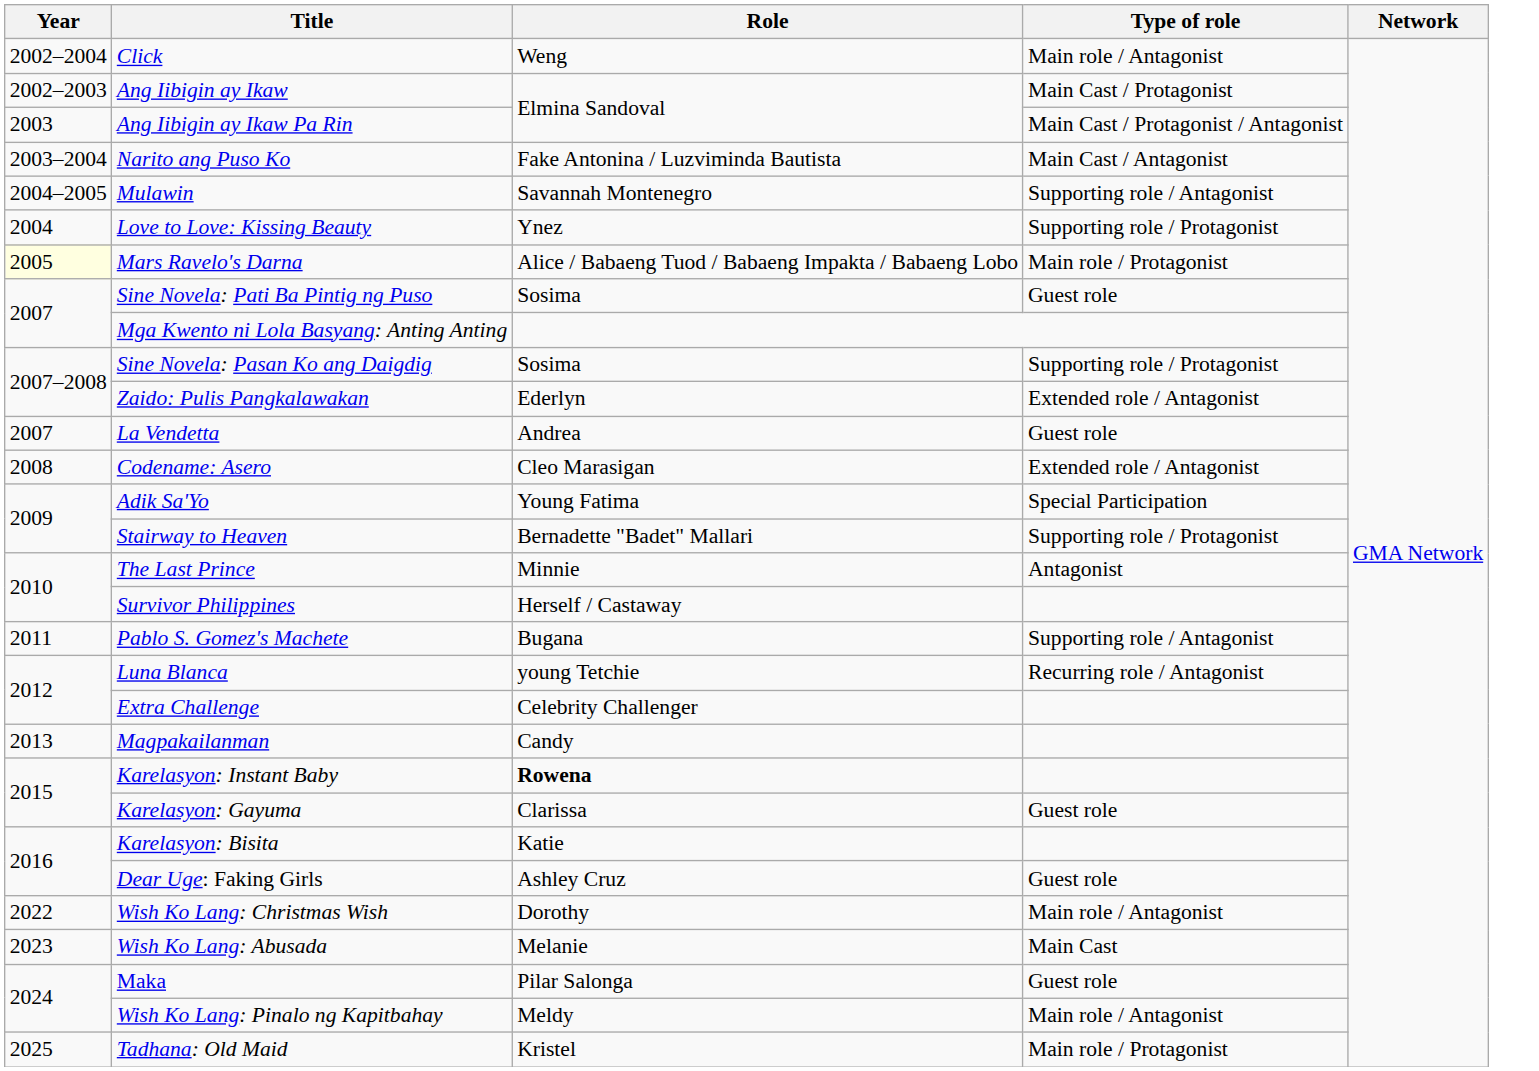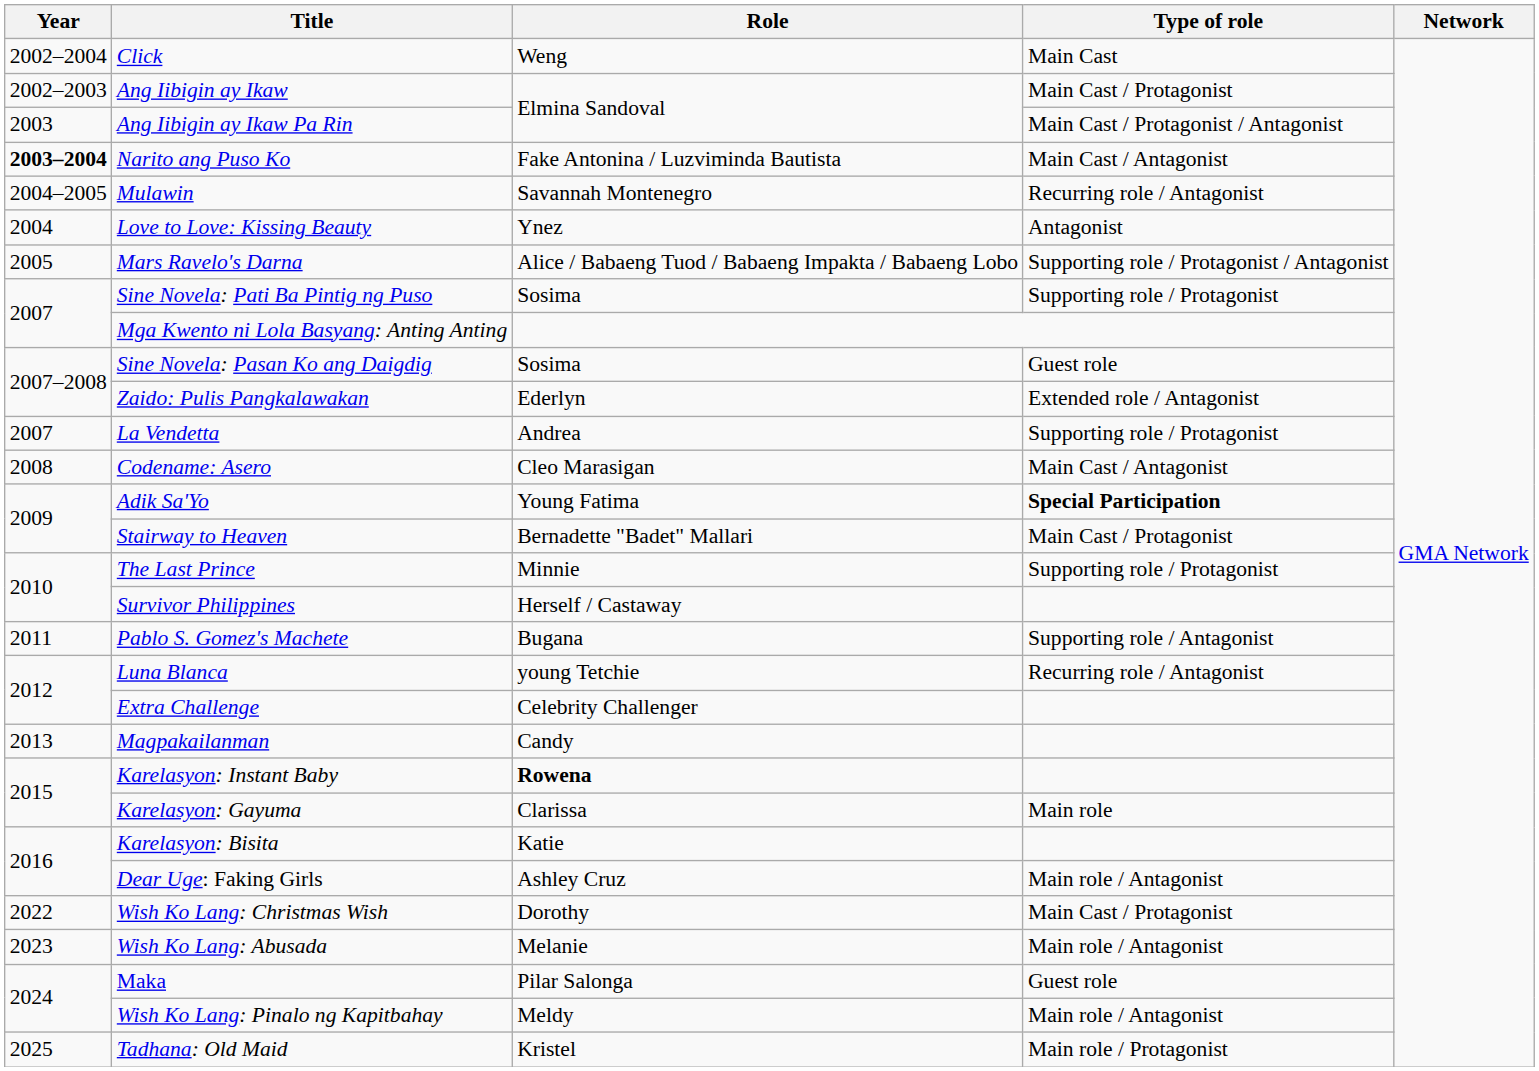(1126, 55) Main role / Antagonist -> (1073, 55) Main Cast
(58, 158) normal -> (58, 158) bold
(1151, 192) Supporting role / Antagonist -> (1146, 192) Recurring role / Antagonist
(1153, 227) Supporting role / Protagonist -> (1075, 227) Antagonist
(31, 261) lightyellow background -> (31, 261) no background
(1128, 261) Main role / Protagonist -> (1208, 261) Supporting role / Protagonist / Antagonist
(1073, 295) Guest role -> (1153, 295) Supporting role / Protagonist
(1153, 364) Supporting role / Protagonist -> (1073, 364) Guest role
(1073, 432) Guest role -> (1153, 432) Supporting role / Protagonist
(1143, 466) Extended role / Antagonist -> (1128, 466) Main Cast / Antagonist
(1118, 501) normal -> (1124, 501) bold
(1153, 535) Supporting role / Protagonist -> (1130, 535) Main Cast / Protagonist
(1075, 569) Antagonist -> (1153, 569) Supporting role / Protagonist
(1073, 809) Guest role -> (1070, 809) Main role
(1073, 878) Guest role -> (1126, 878) Main role / Antagonist
(1126, 912) Main role / Antagonist -> (1130, 912) Main Cast / Protagonist
(1073, 946) Main Cast -> (1126, 946) Main role / Antagonist
